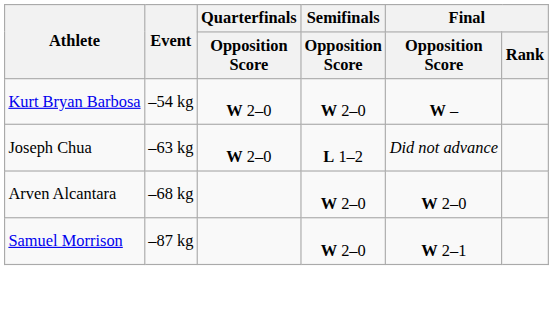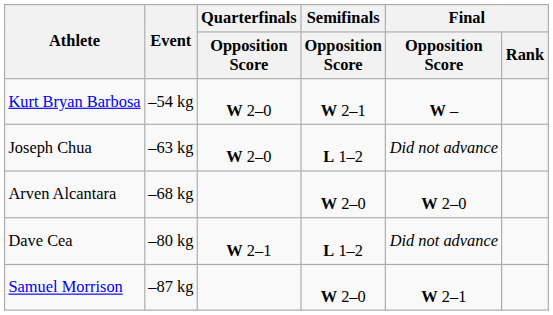(343, 111) W 2–0 -> (343, 111) W 2–1
+ row: (41, 241)
